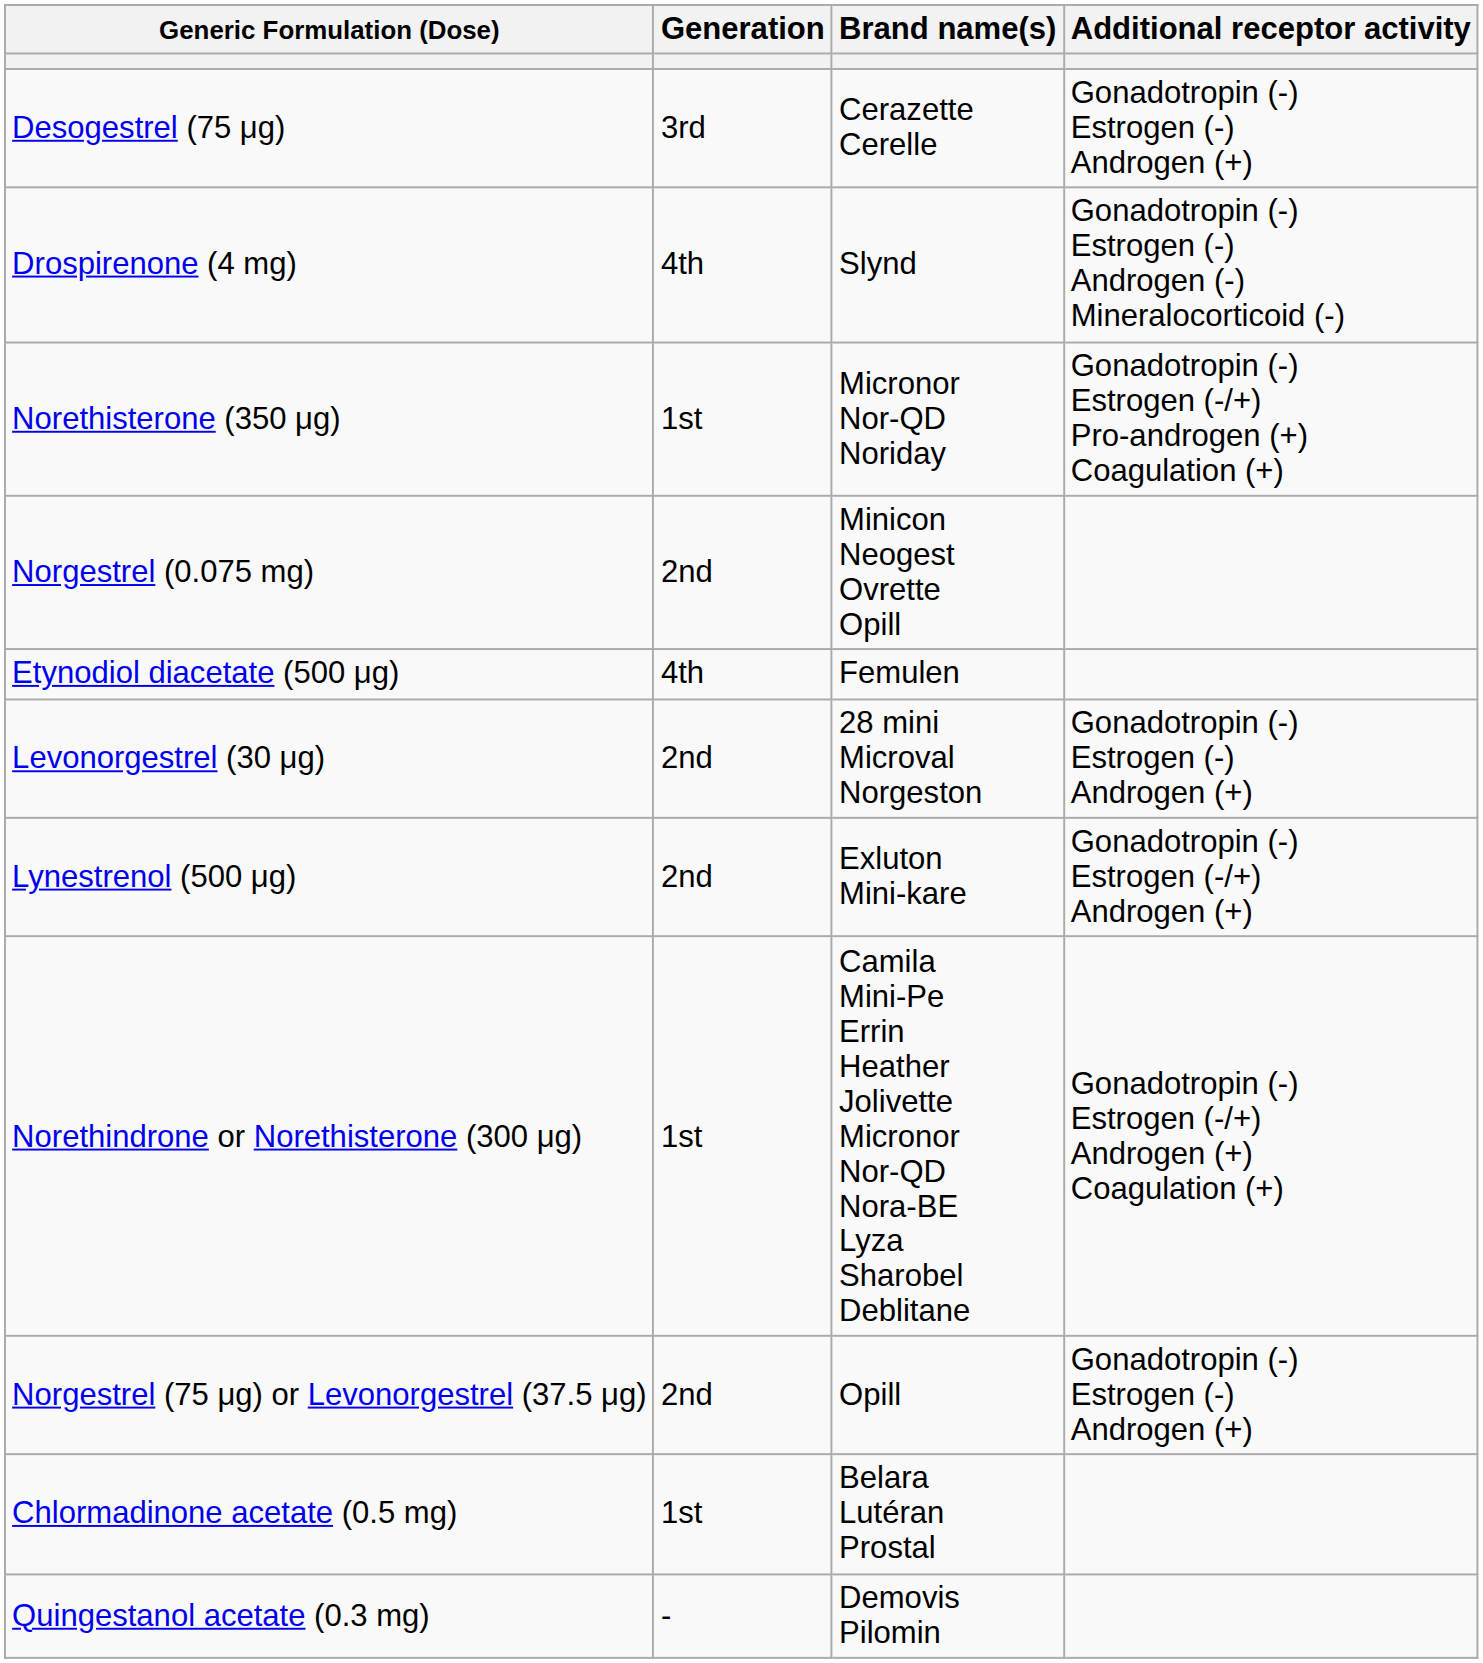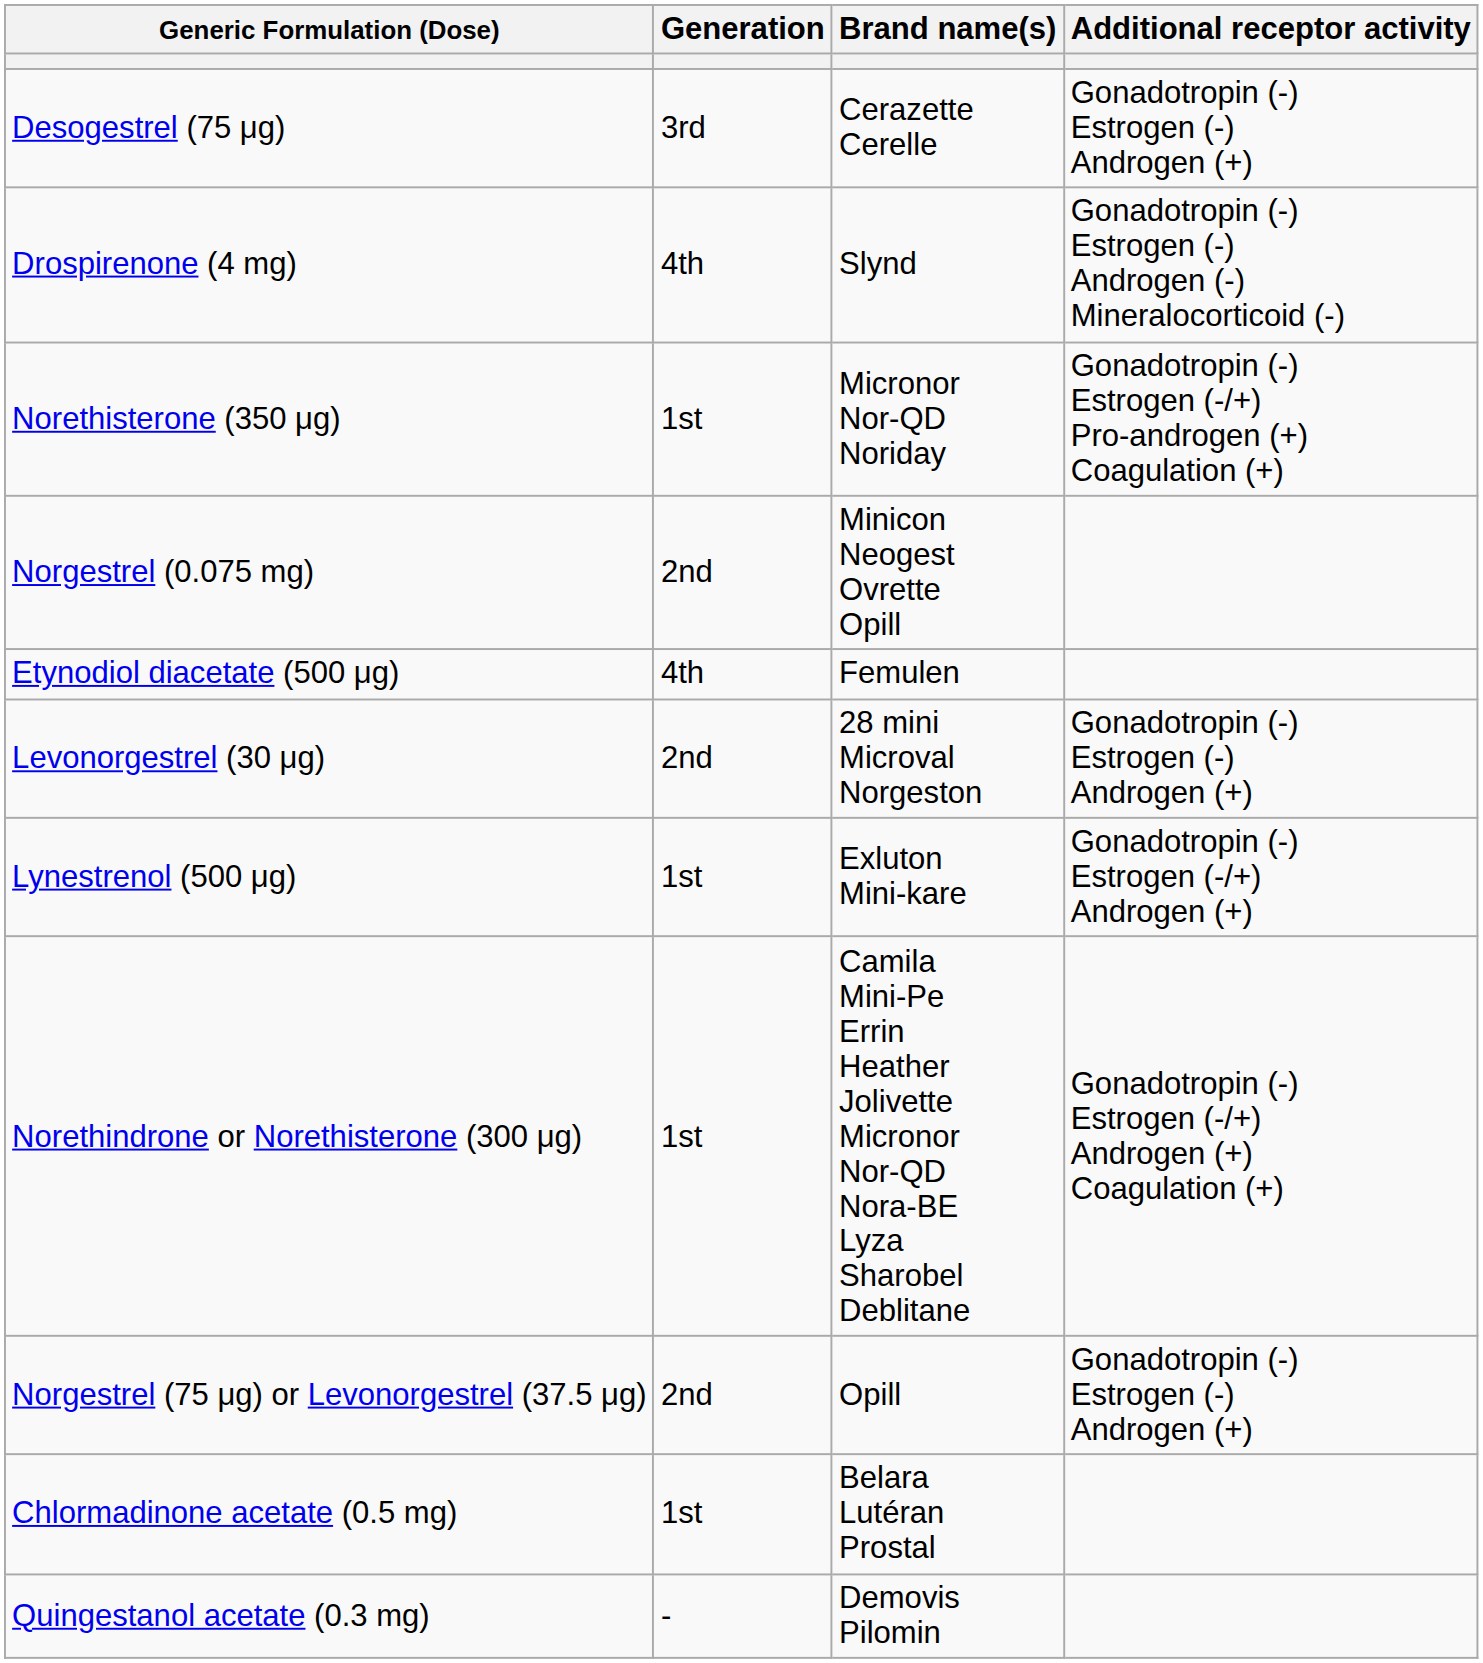(687, 876) 2nd -> (682, 876) 1st
